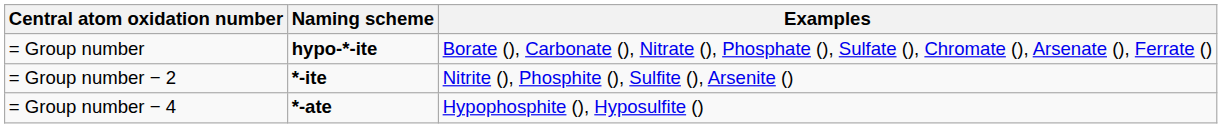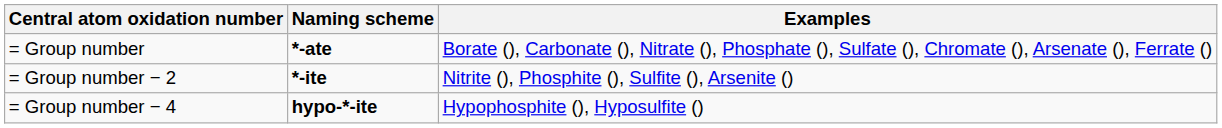(335, 48) hypo-*-ite -> (312, 48) *-ate
(312, 107) *-ate -> (335, 107) hypo-*-ite
